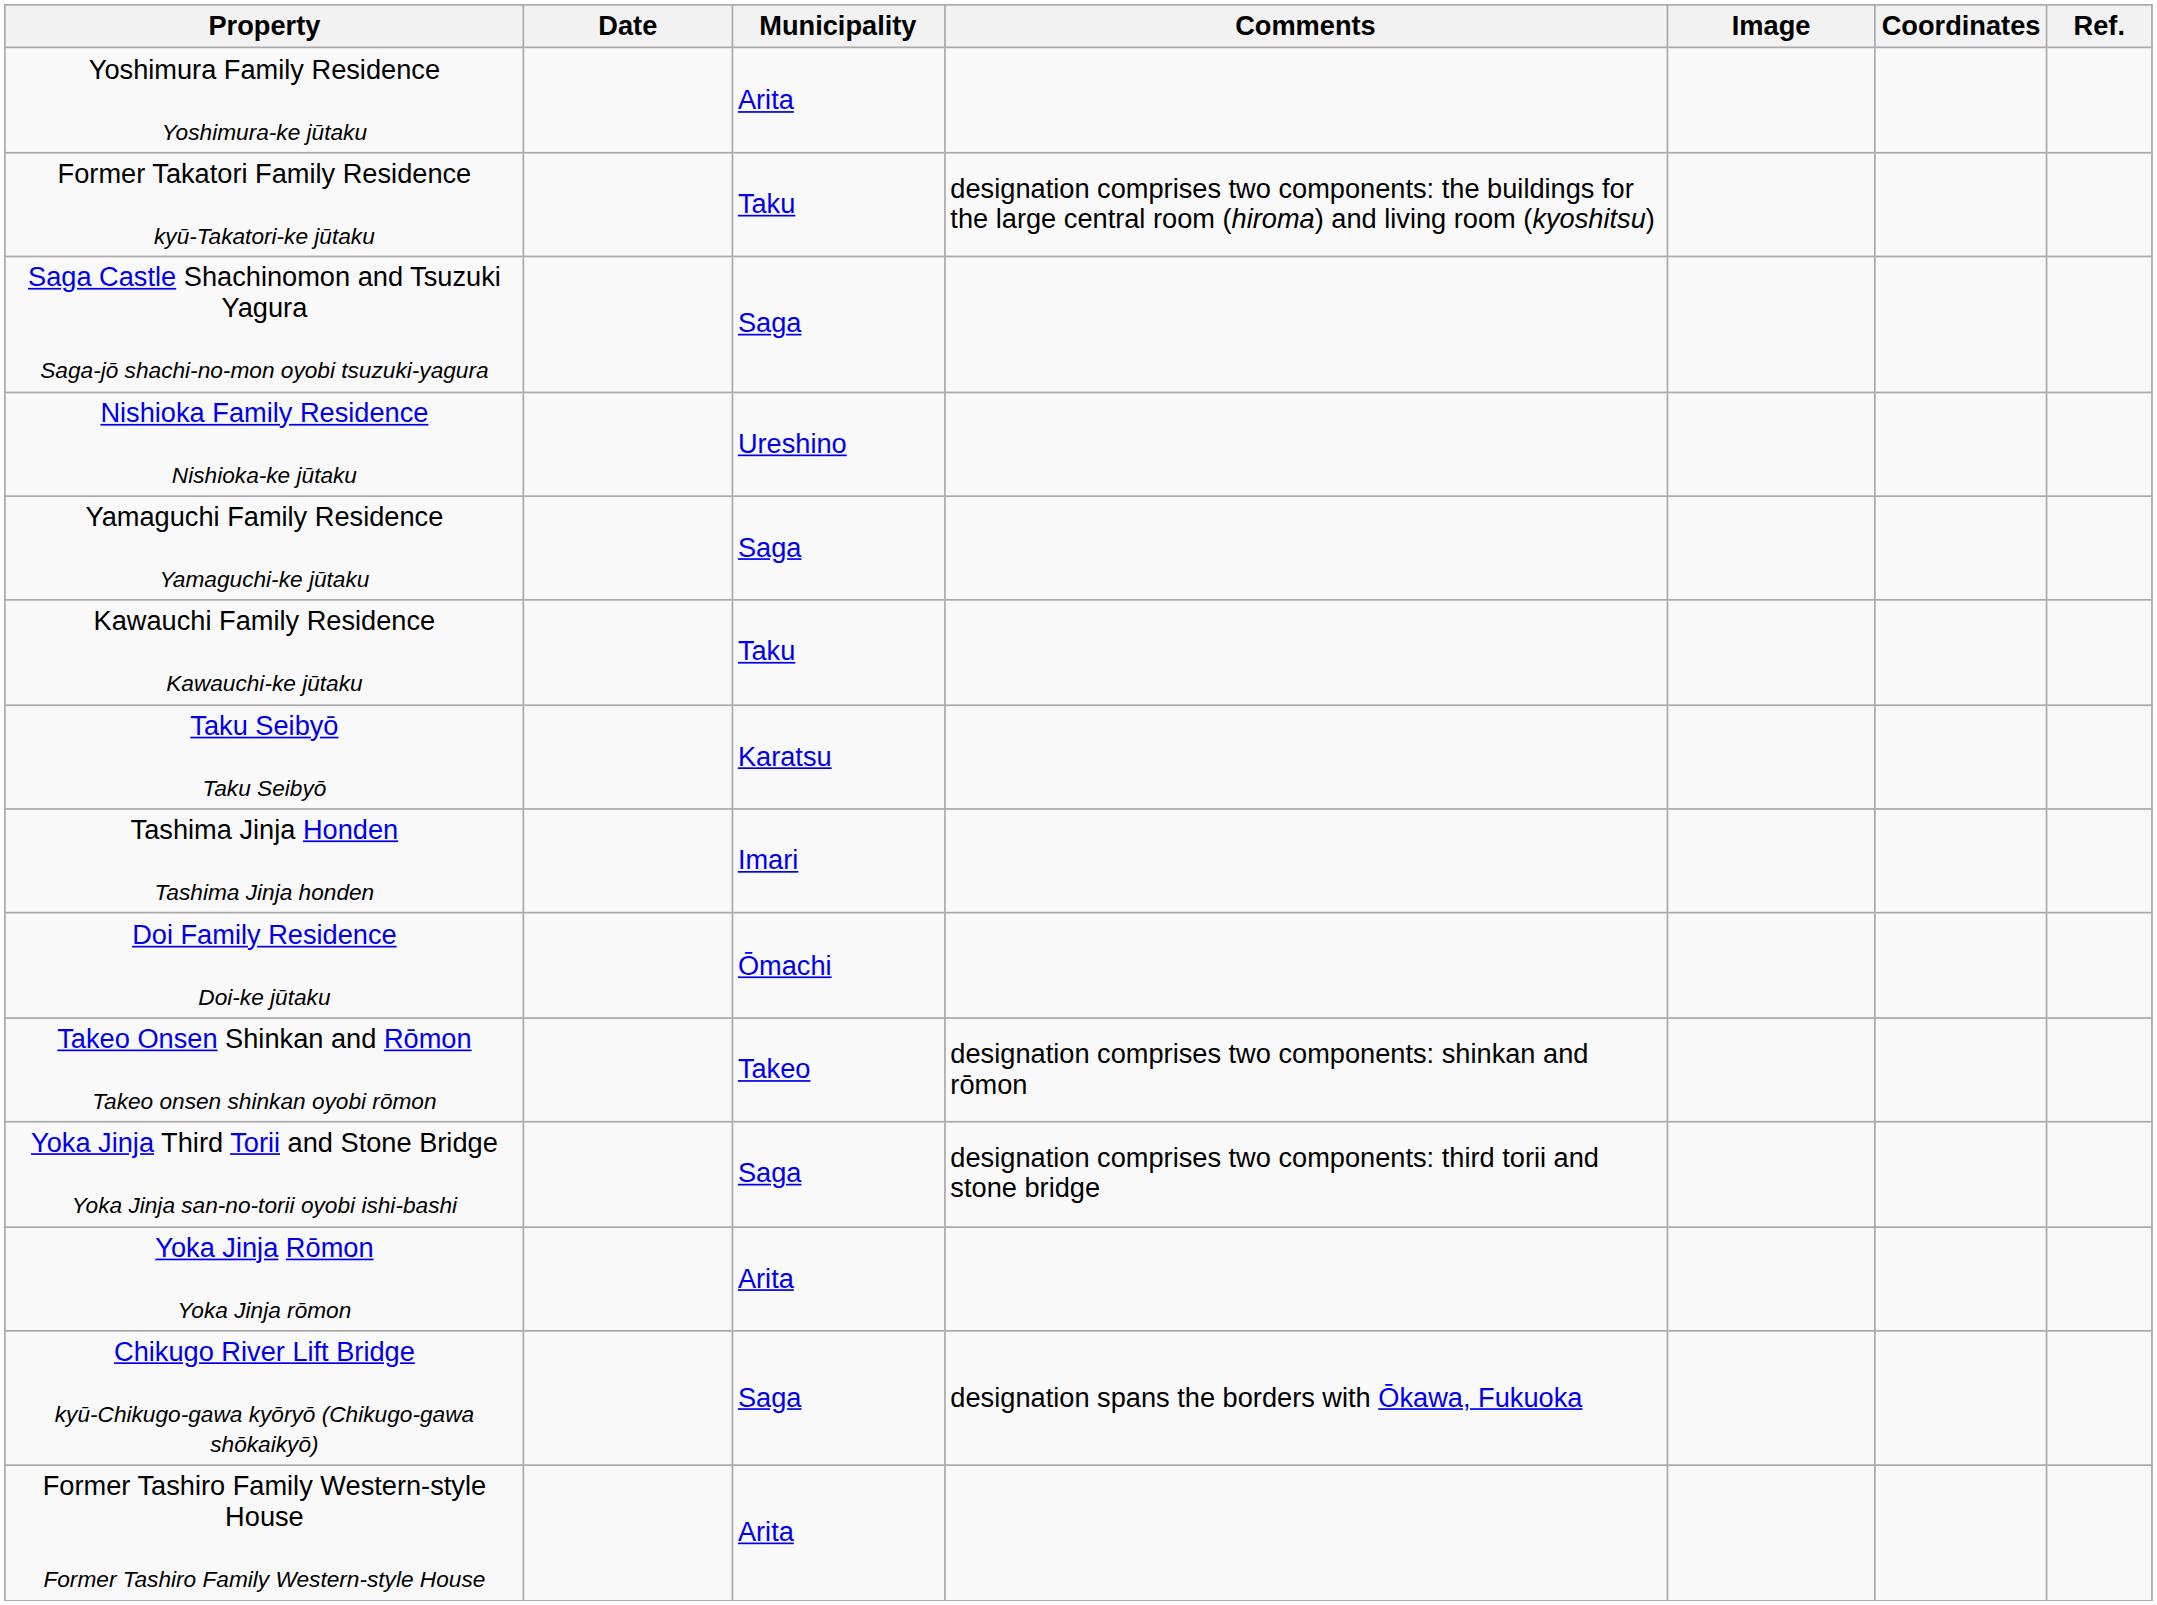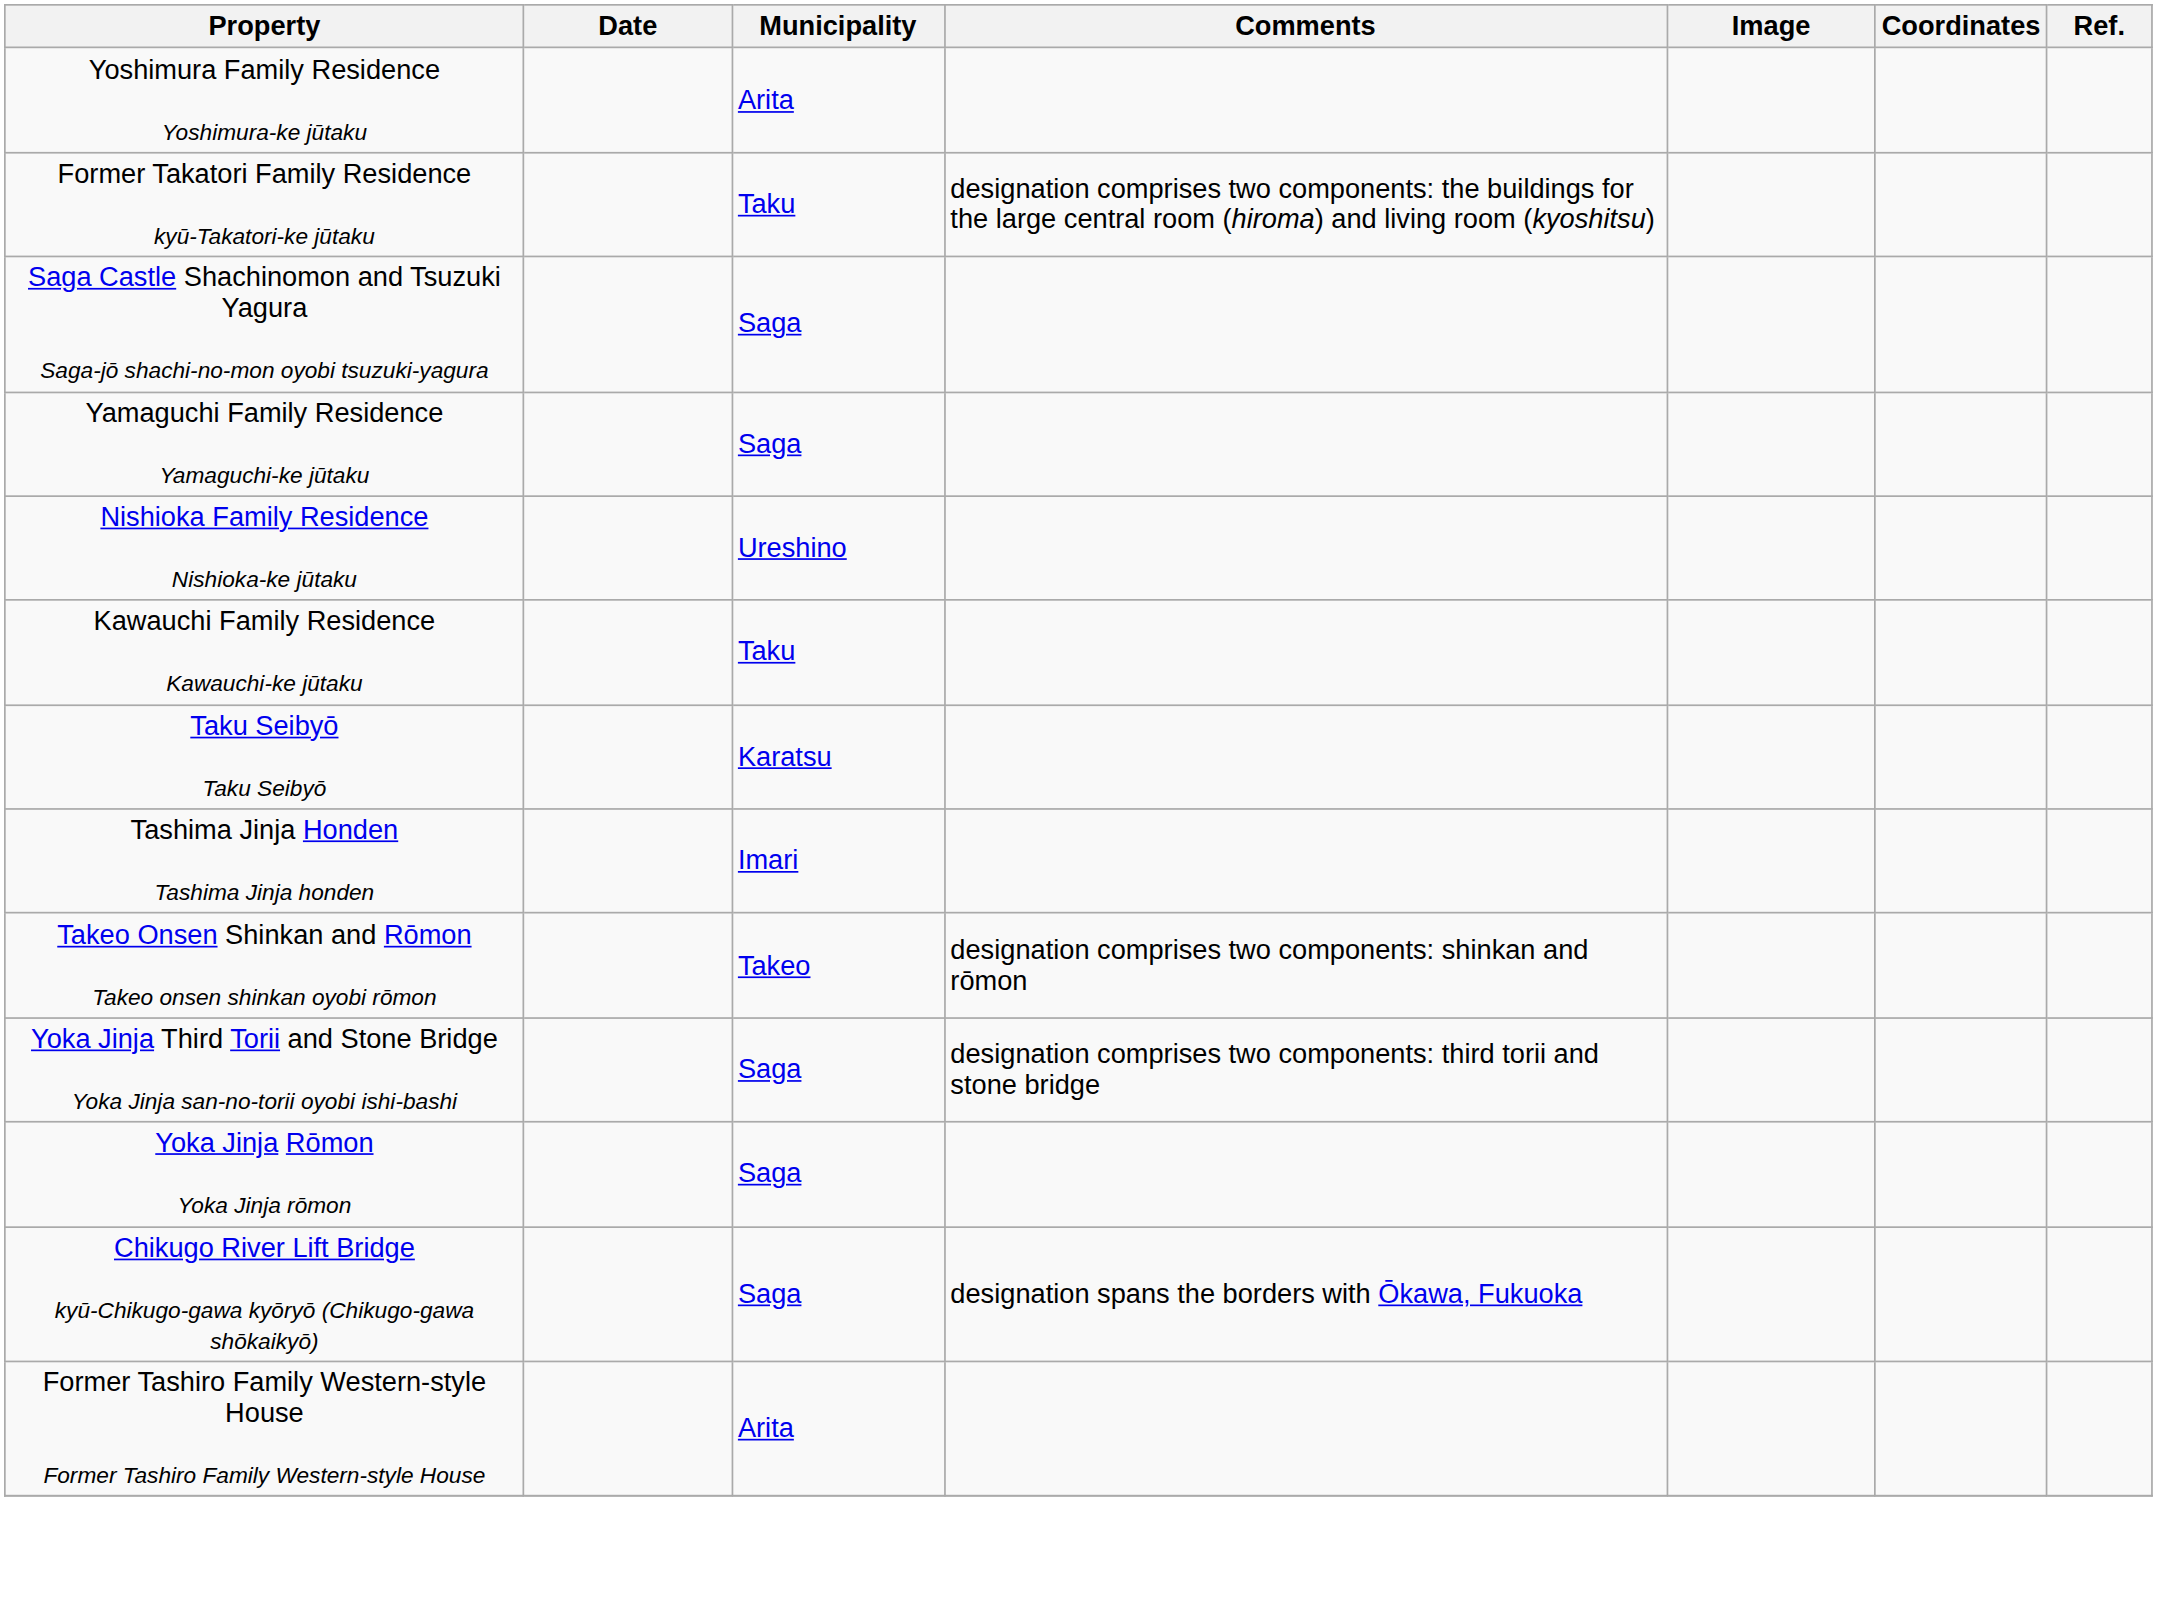rows swapped: (264, 547) <-> (264, 443)
- row: (264, 965)
(766, 1278) Arita -> (770, 1173) Saga
